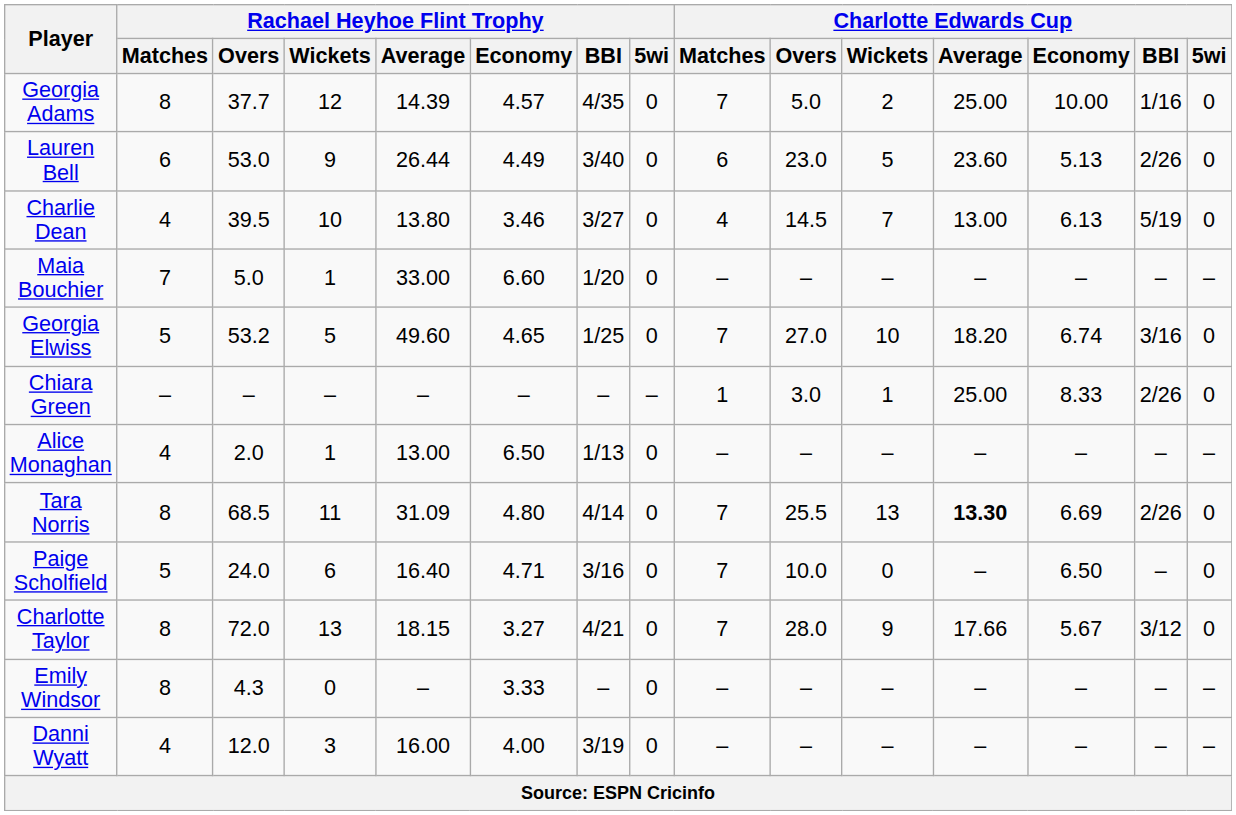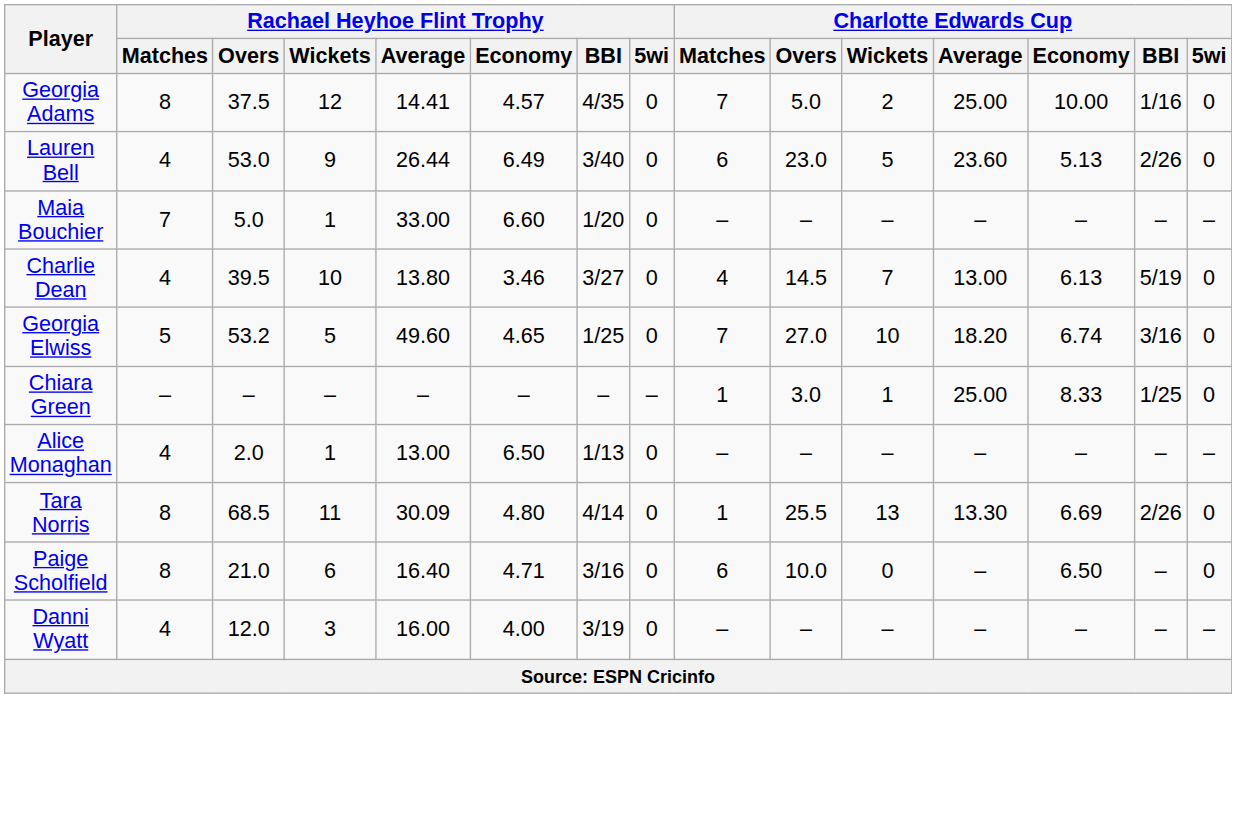(249, 102) 37.7 -> (249, 102) 37.5
(423, 102) 14.39 -> (423, 102) 14.41
(165, 160) 6 -> (165, 160) 4
(524, 160) 4.49 -> (524, 160) 6.49
rows swapped: (61, 277) <-> (61, 219)
(1161, 395) 2/26 -> (1161, 395) 1/25
(423, 512) 31.09 -> (423, 512) 30.09
(722, 512) 7 -> (722, 512) 1
(980, 512) bold -> (980, 512) normal
(165, 570) 5 -> (165, 570) 8
(249, 570) 24.0 -> (249, 570) 21.0
(722, 570) 7 -> (722, 570) 6
- row: (61, 629)
- row: (61, 687)
